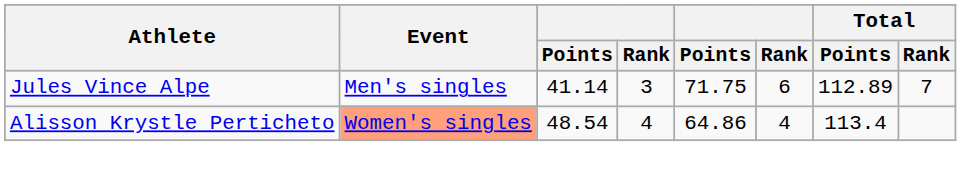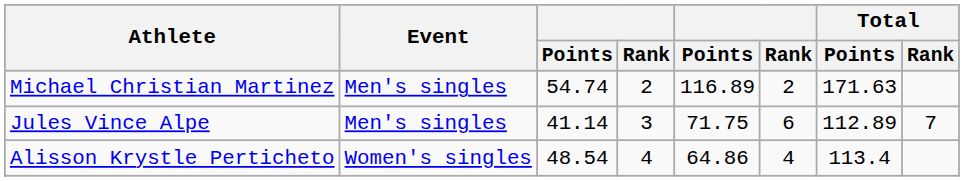+ row: (172, 88)
(438, 123) lightsalmon background -> (438, 158) no background
